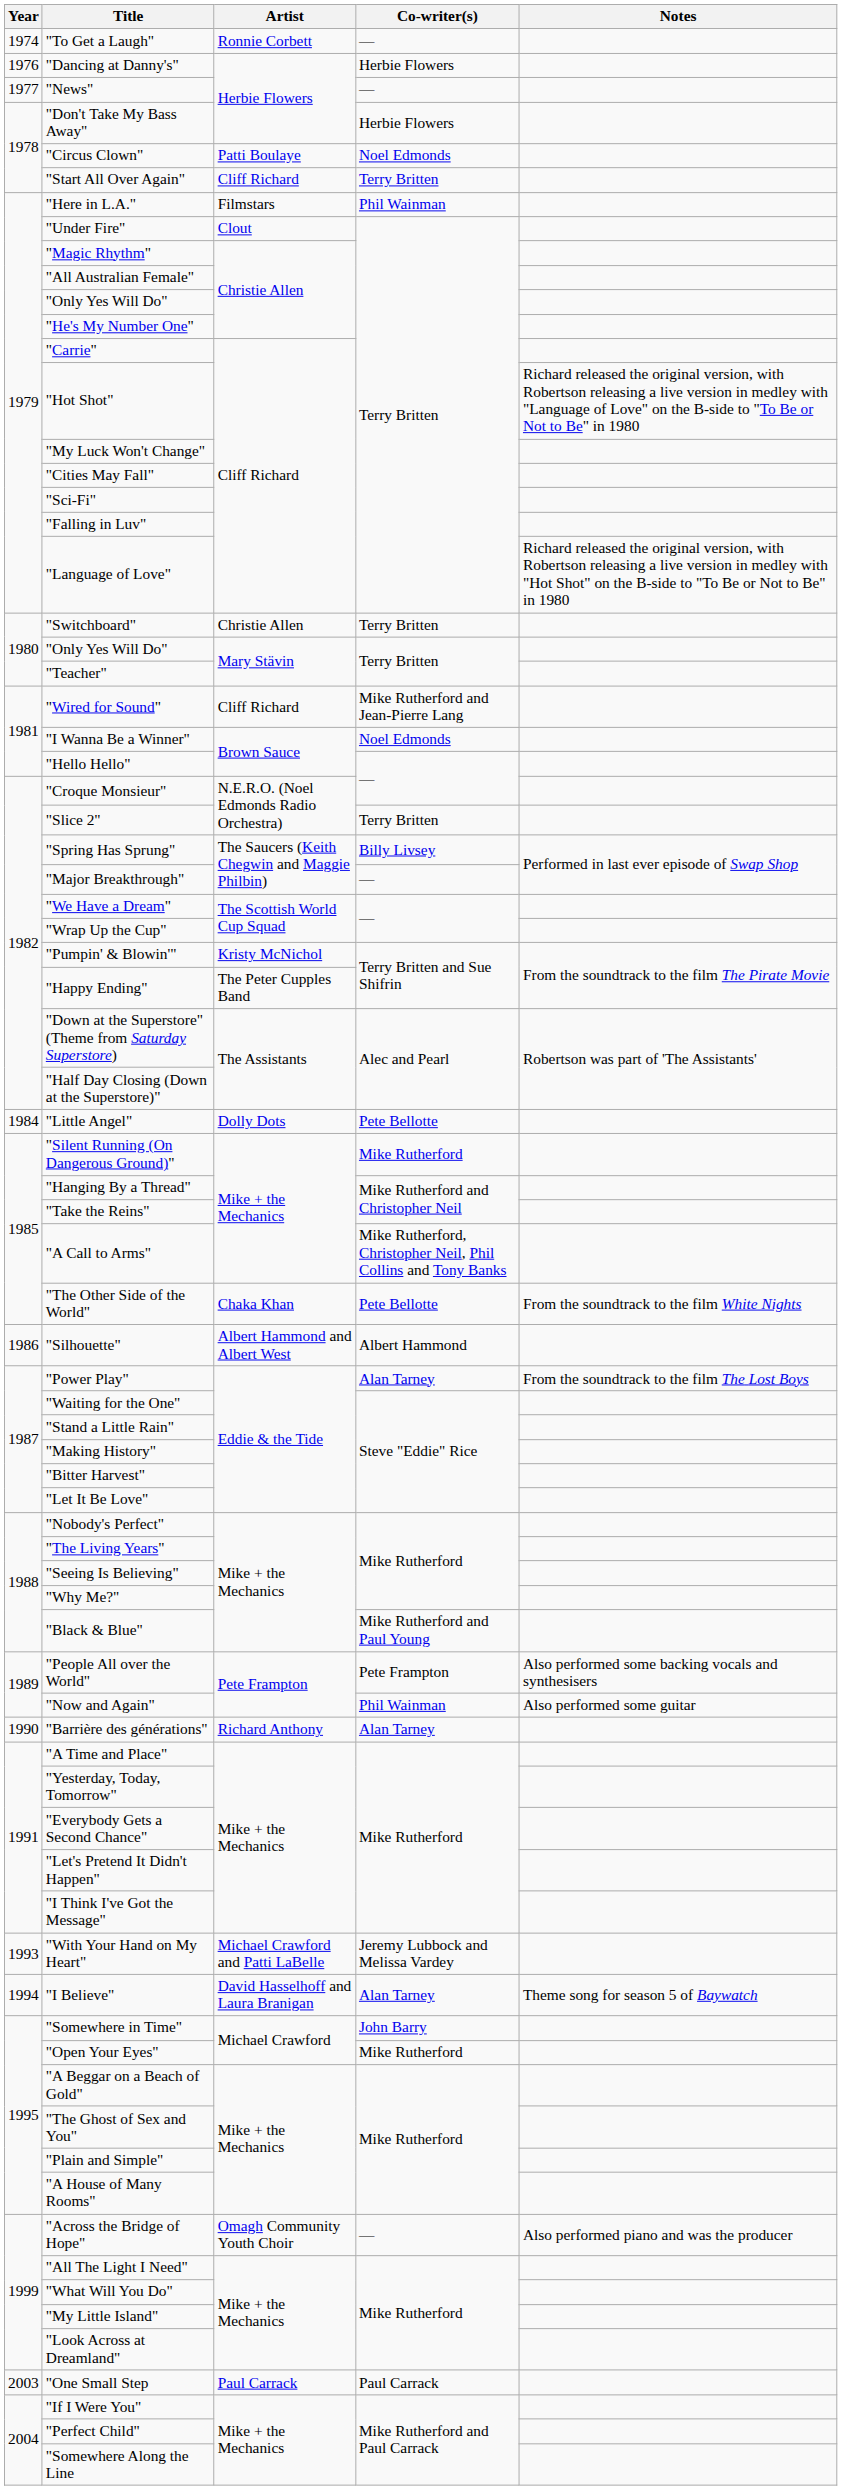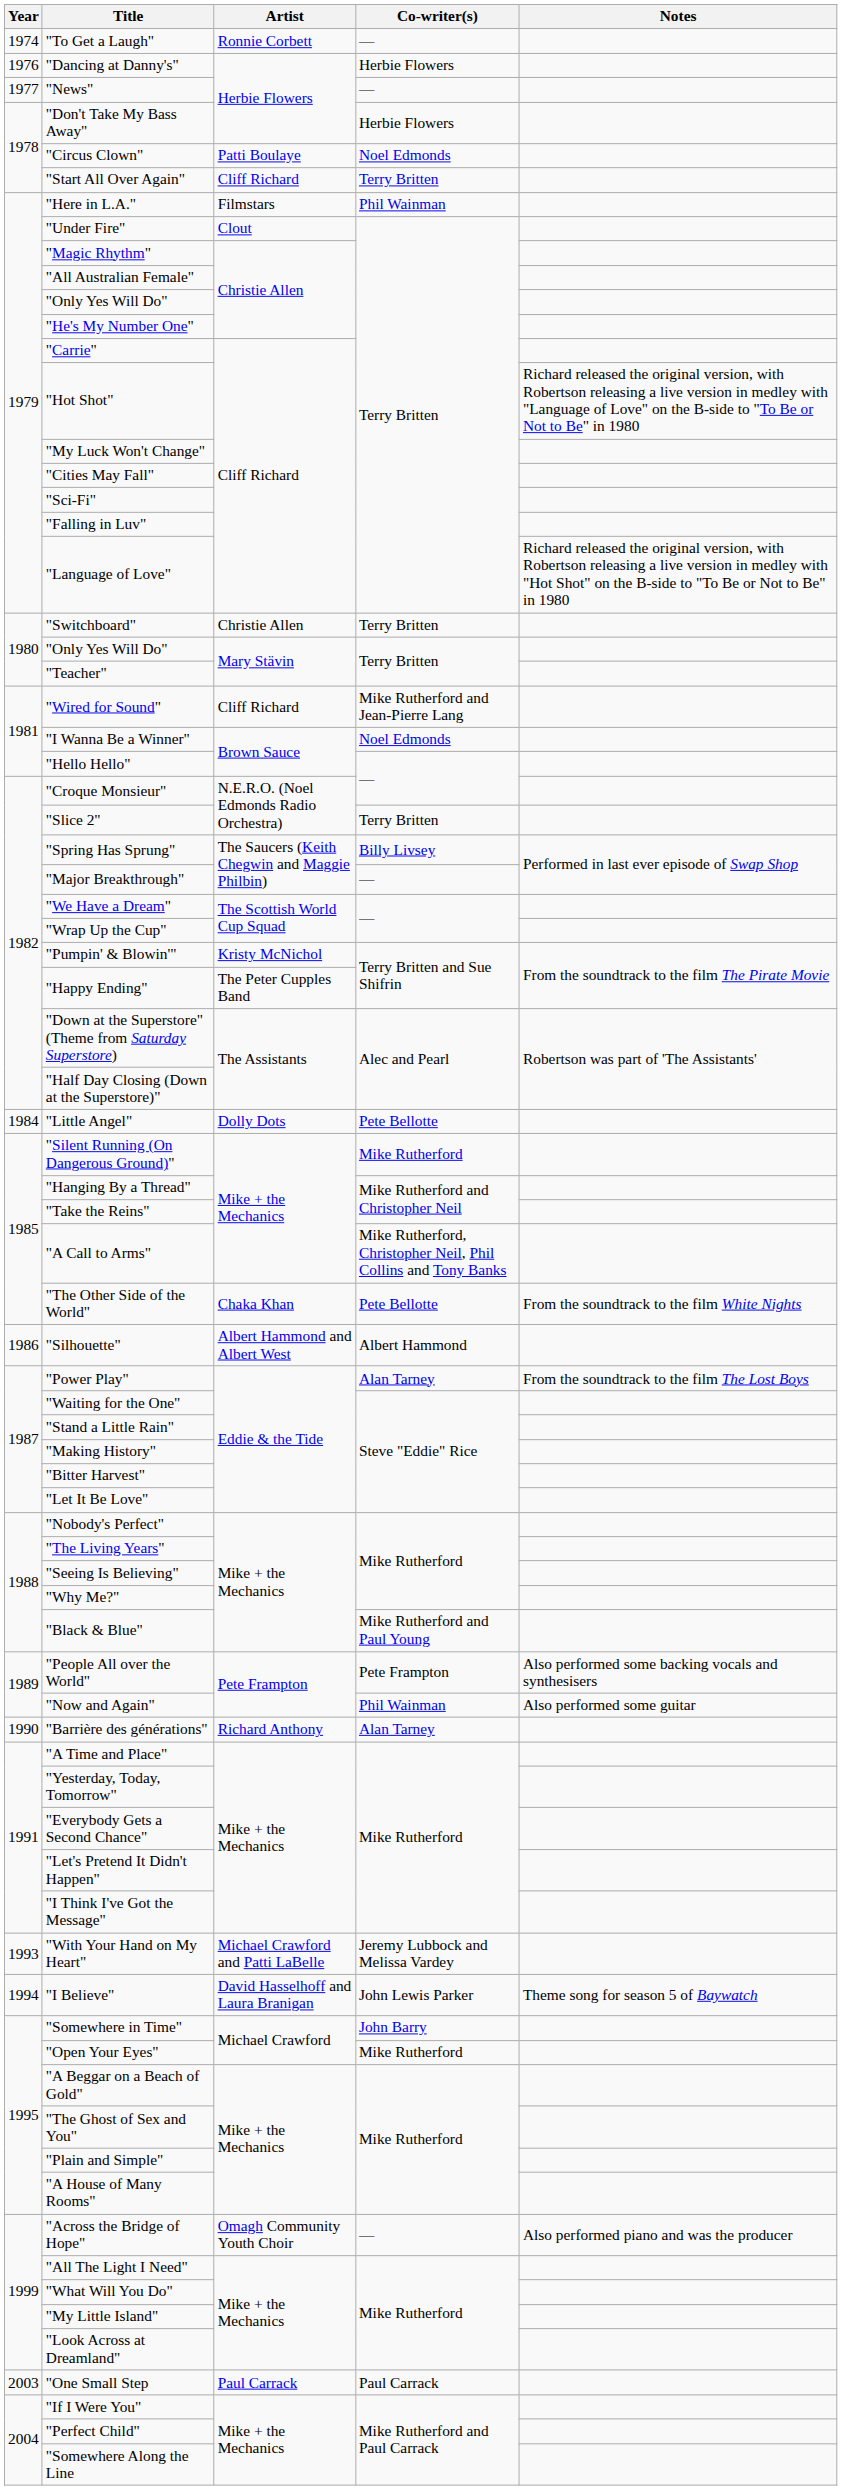(397, 1995) Alan Tarney -> (416, 1995) John Lewis Parker
